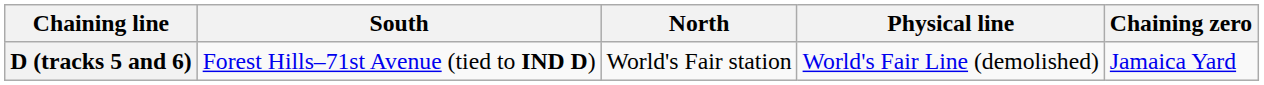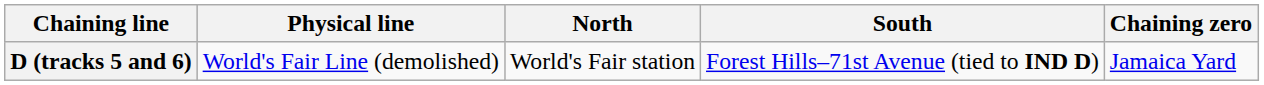columns swapped: (951, 23) <-> (399, 23)
